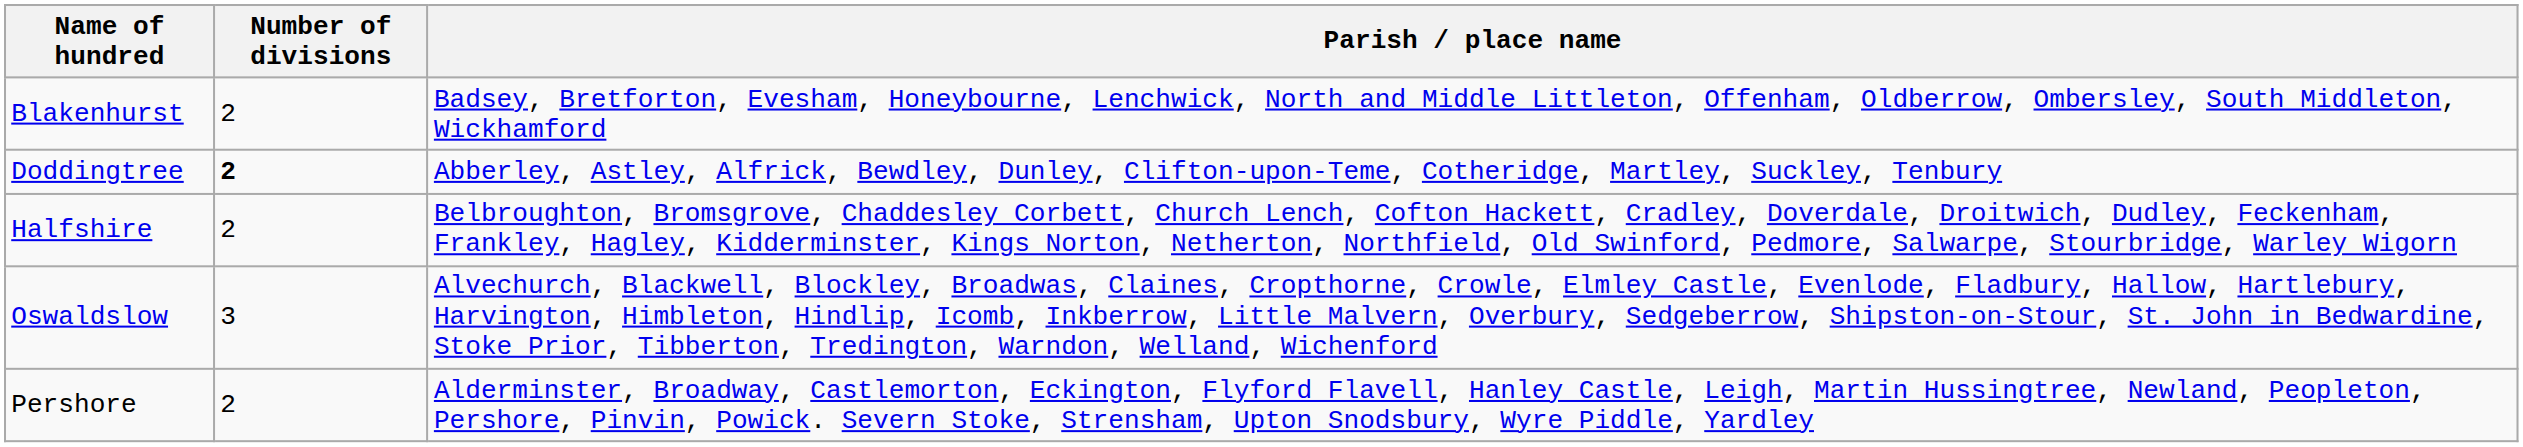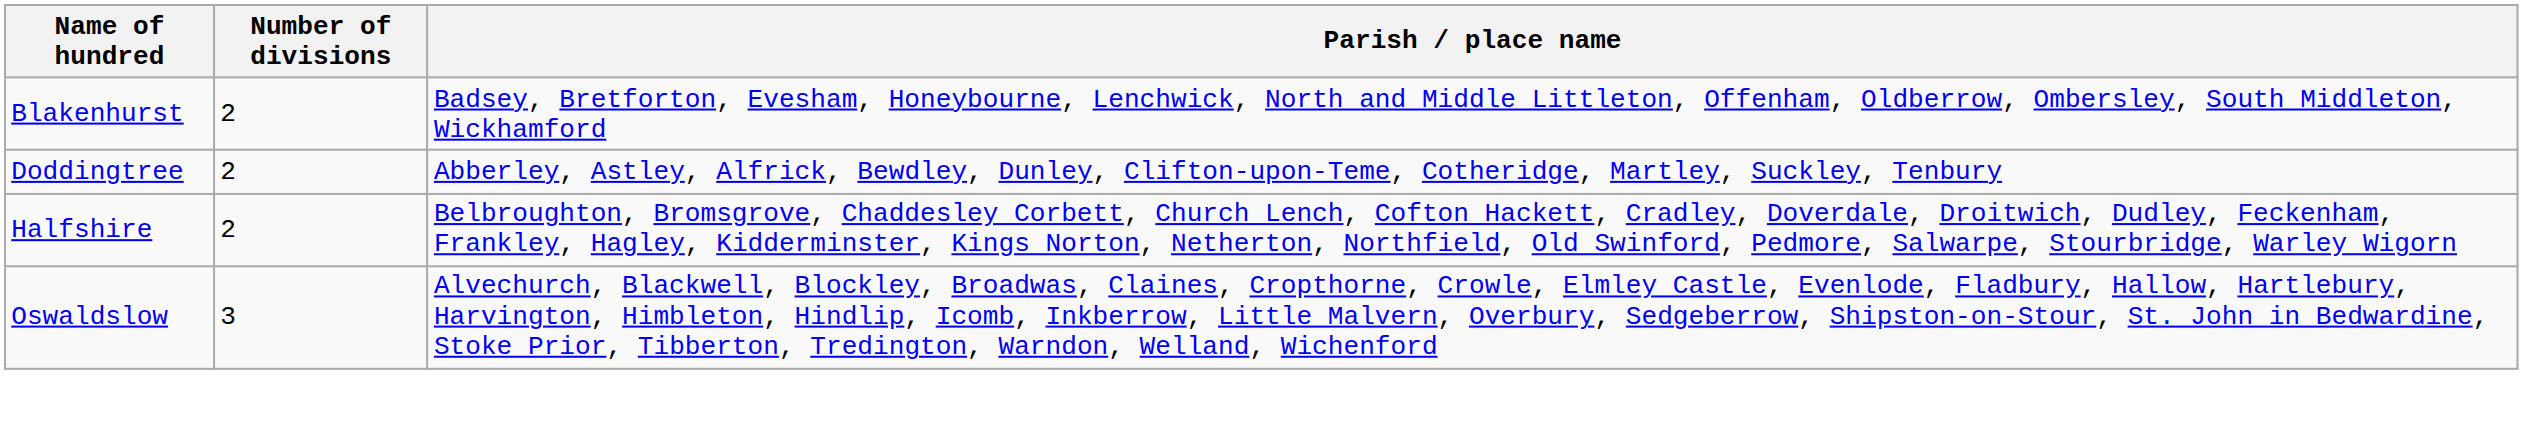(228, 172) bold -> (228, 172) normal
- row: (74, 405)
